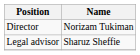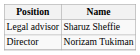rows swapped: (23, 27) <-> (33, 42)
